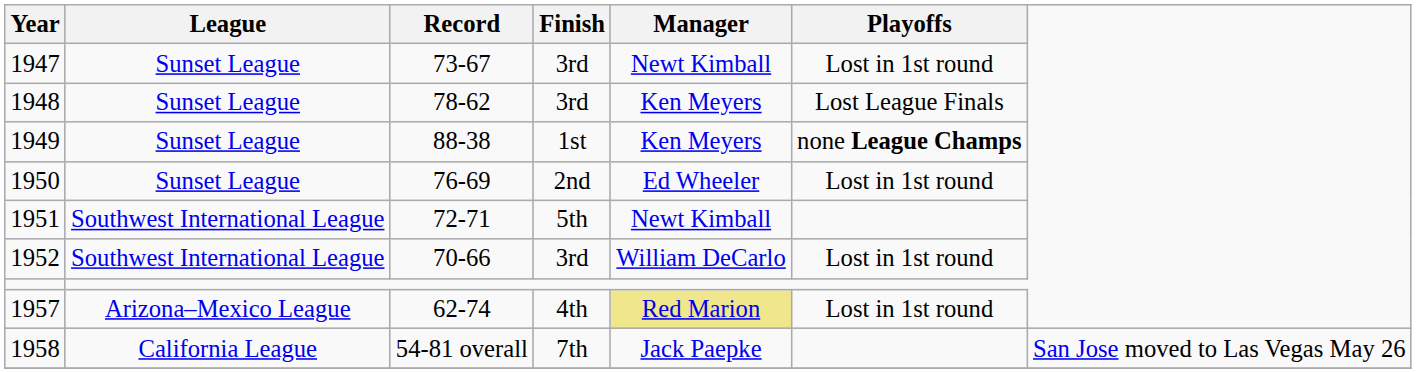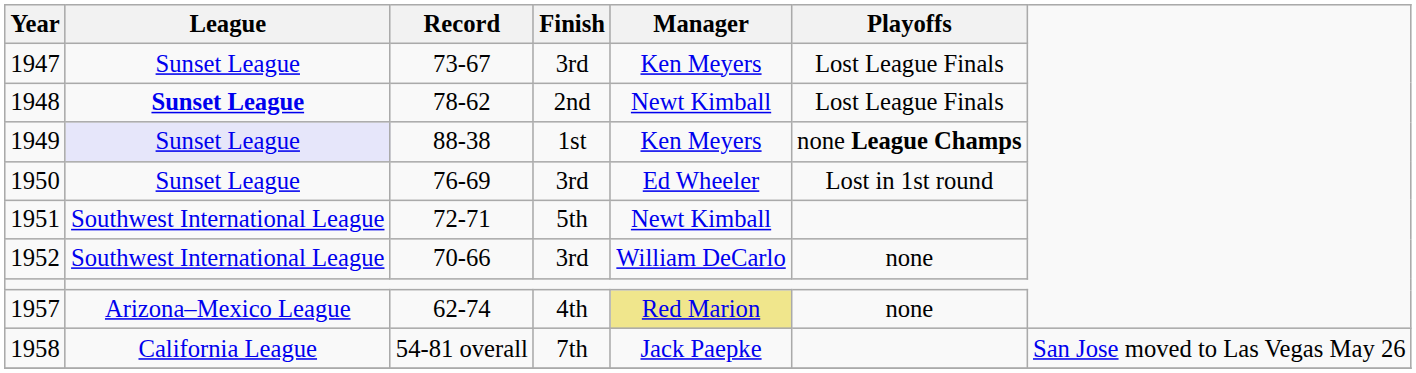(701, 63) Newt Kimball -> (701, 63) Ken Meyers
(909, 63) Lost in 1st round -> (909, 63) Lost League Finals
(228, 102) normal -> (228, 102) bold
(572, 102) 3rd -> (572, 102) 2nd
(701, 102) Ken Meyers -> (701, 102) Newt Kimball
(228, 141) no background -> (228, 141) lavender background
(572, 180) 2nd -> (572, 180) 3rd
(909, 258) Lost in 1st round -> (909, 258) none
(909, 308) Lost in 1st round -> (909, 308) none
